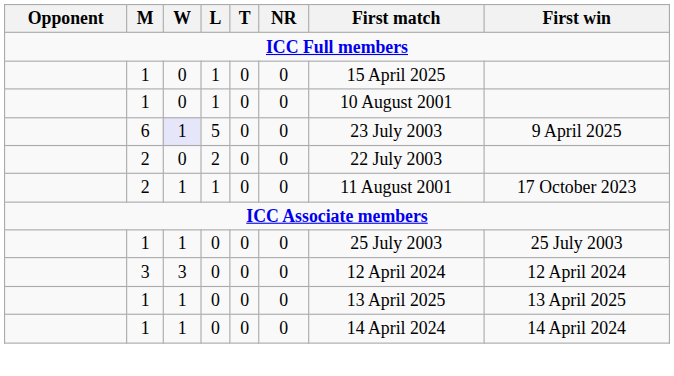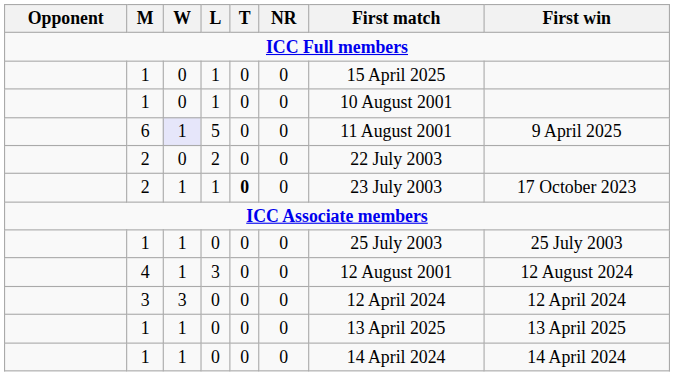(396, 131) 23 July 2003 -> (396, 131) 11 August 2001
(245, 187) normal -> (245, 187) bold
(396, 187) 11 August 2001 -> (396, 187) 23 July 2003
+ row: (145, 272)
